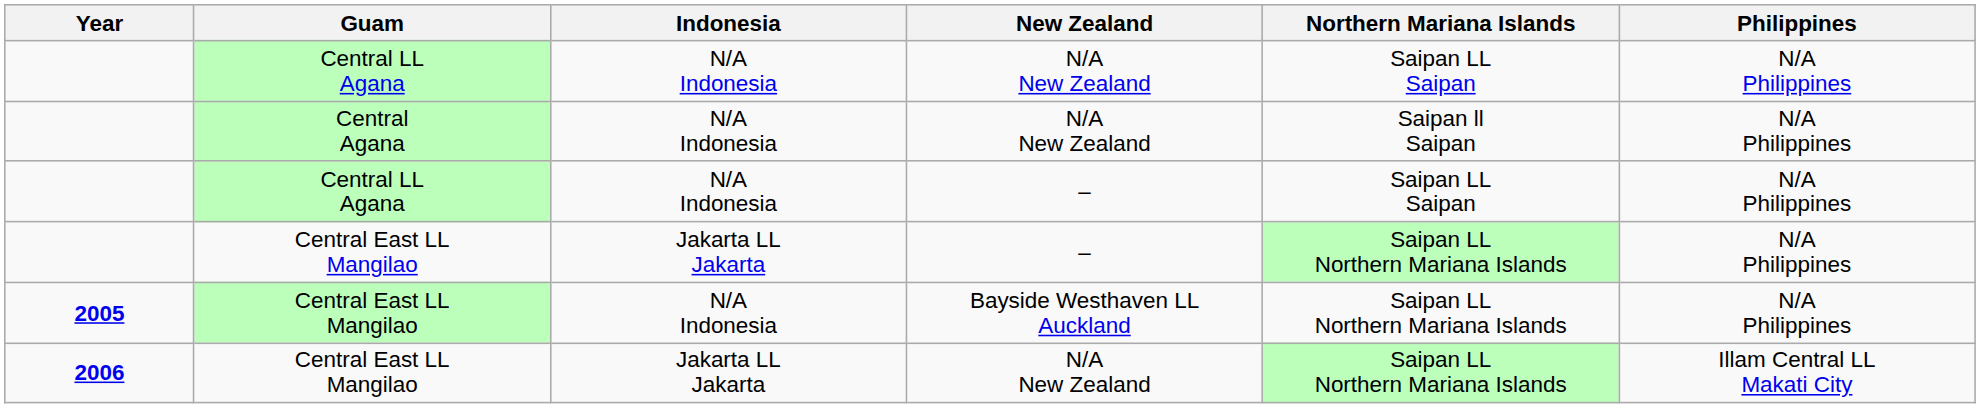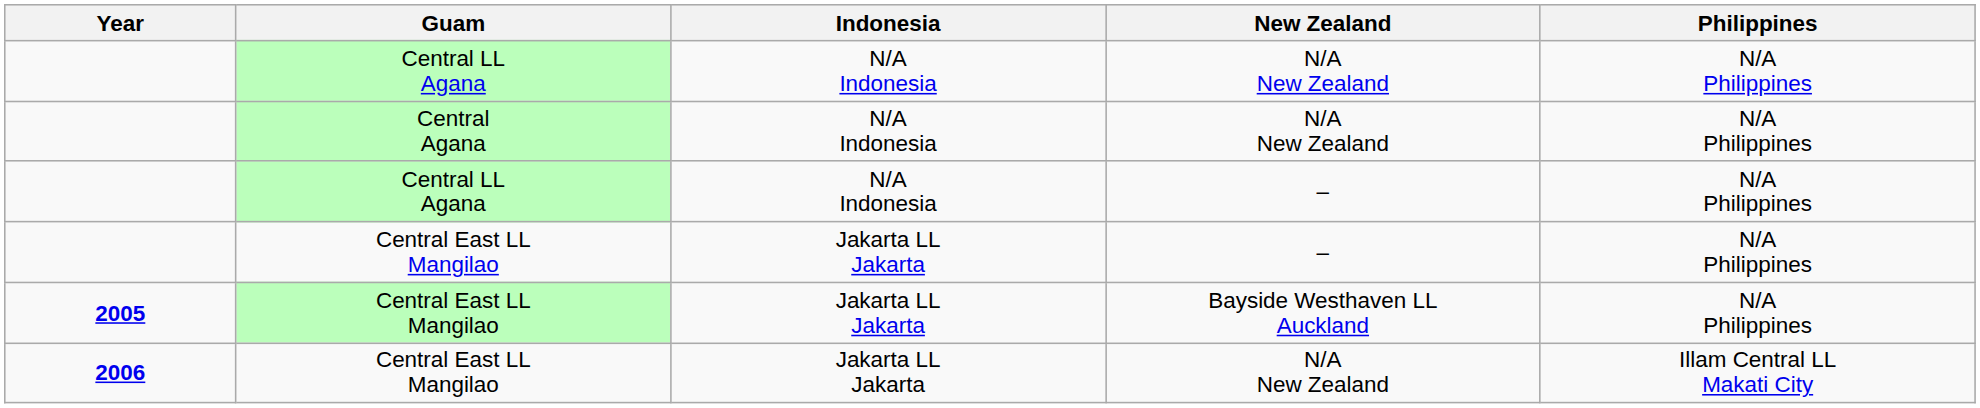- column: (1441, 23)
(728, 313) N/A Indonesia -> (888, 313) Jakarta LL Jakarta
